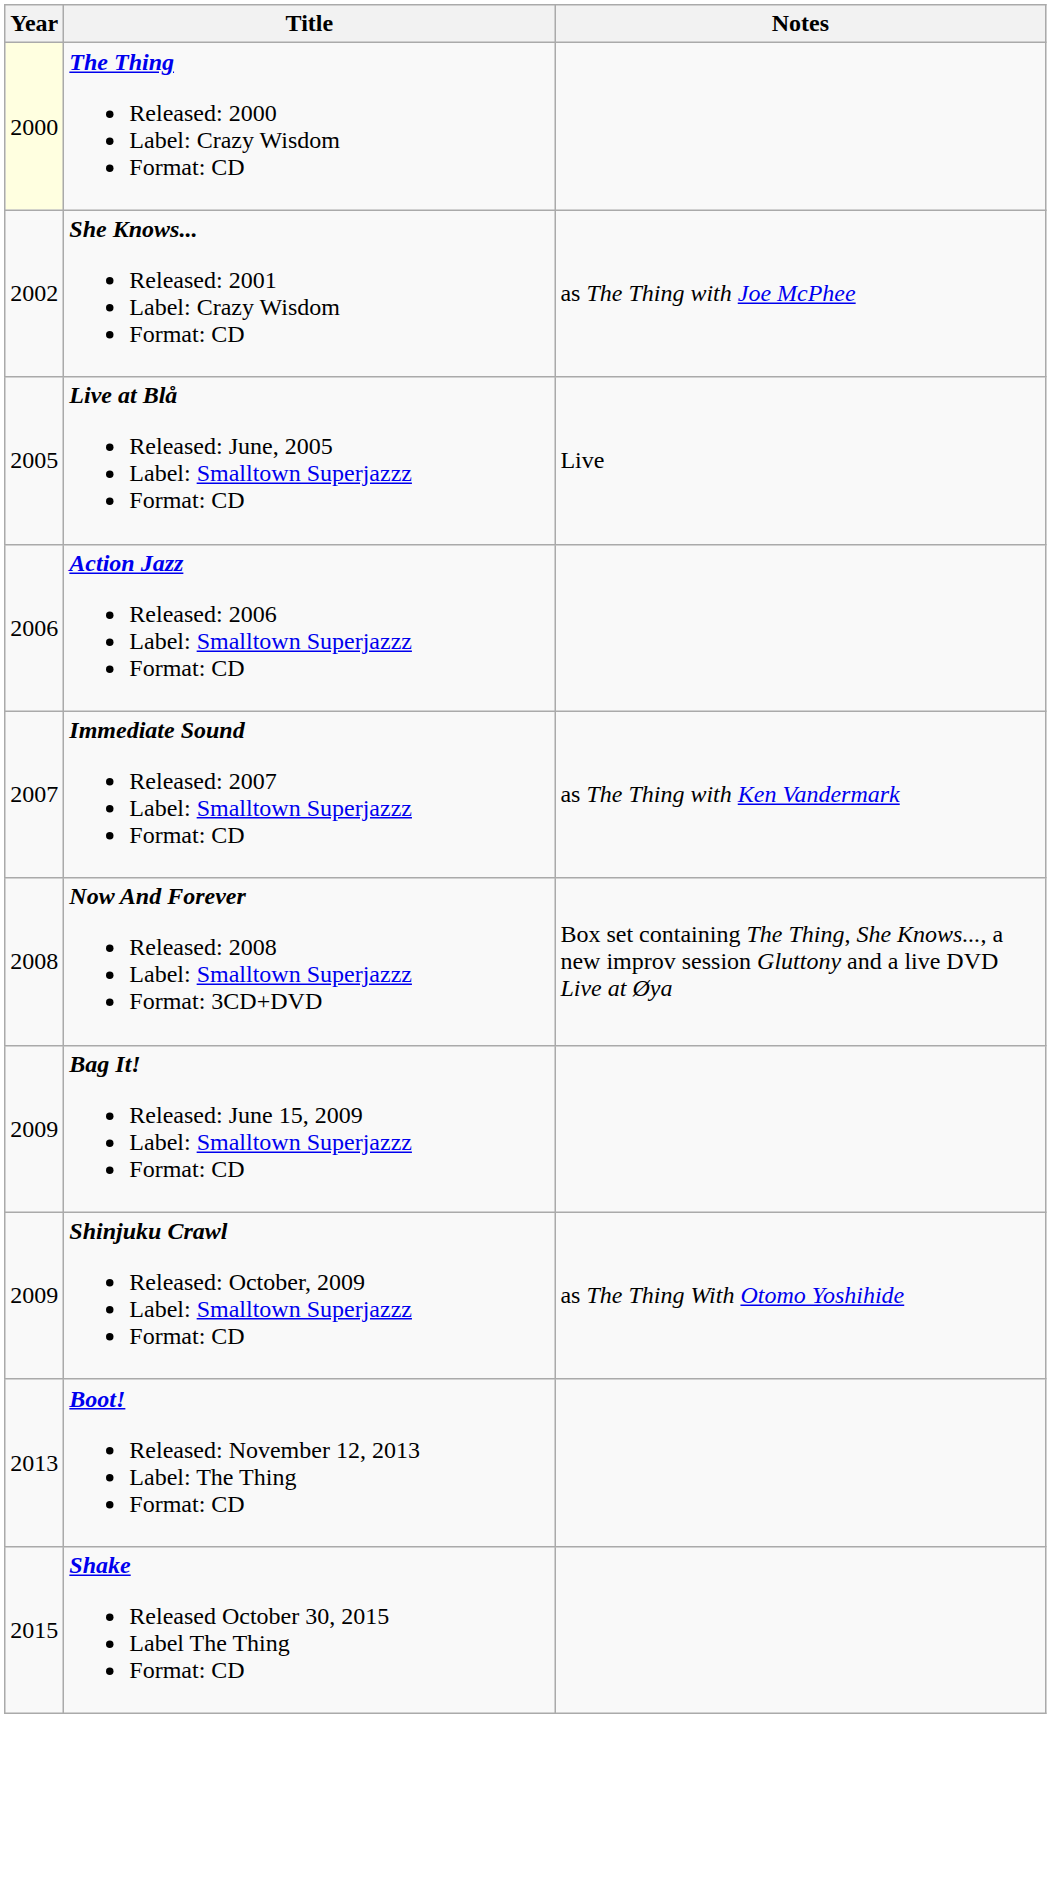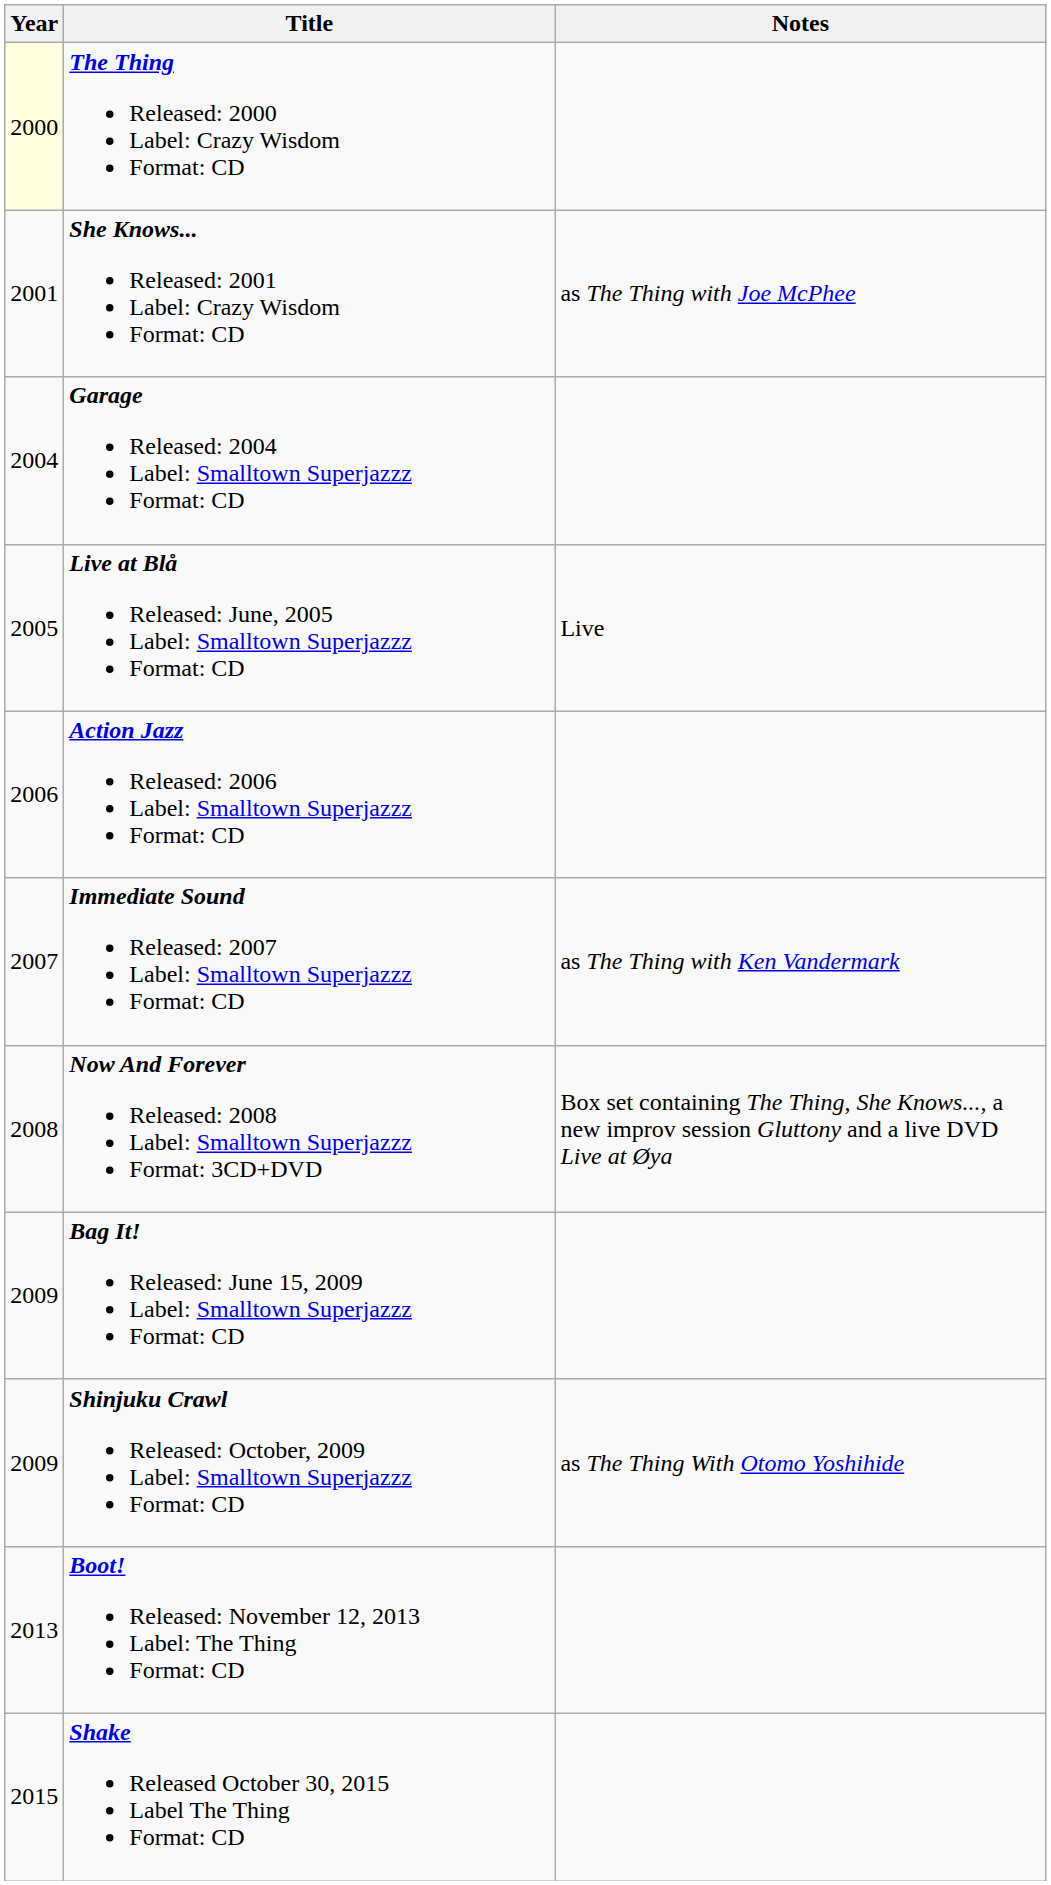(34, 293) 2002 -> (34, 293) 2001
+ row: (309, 448)
